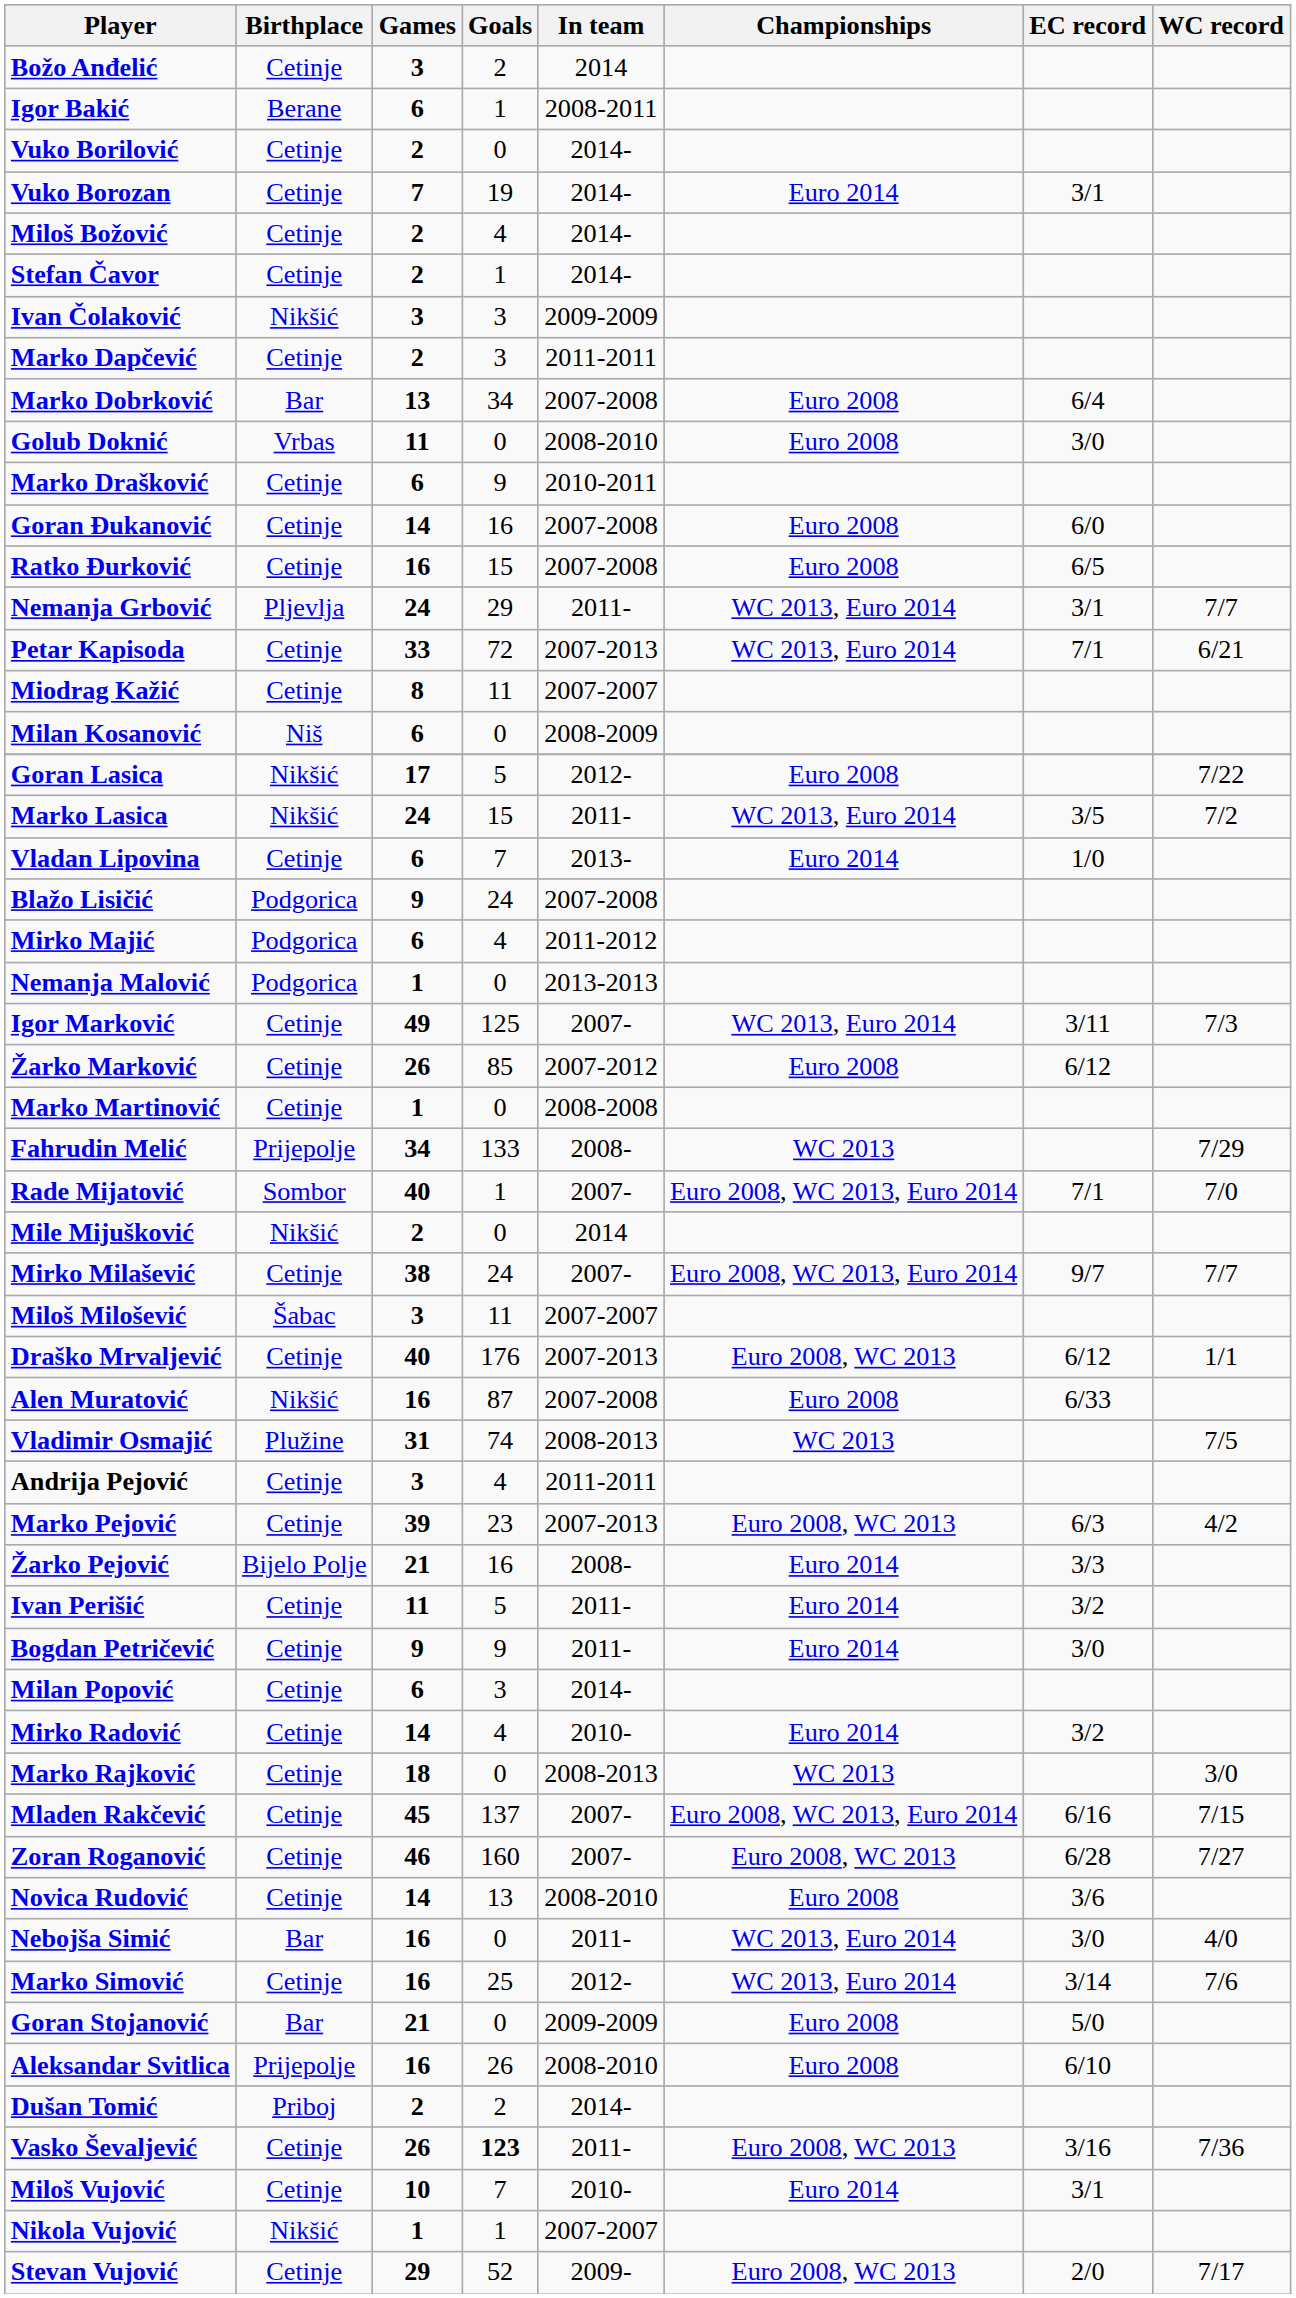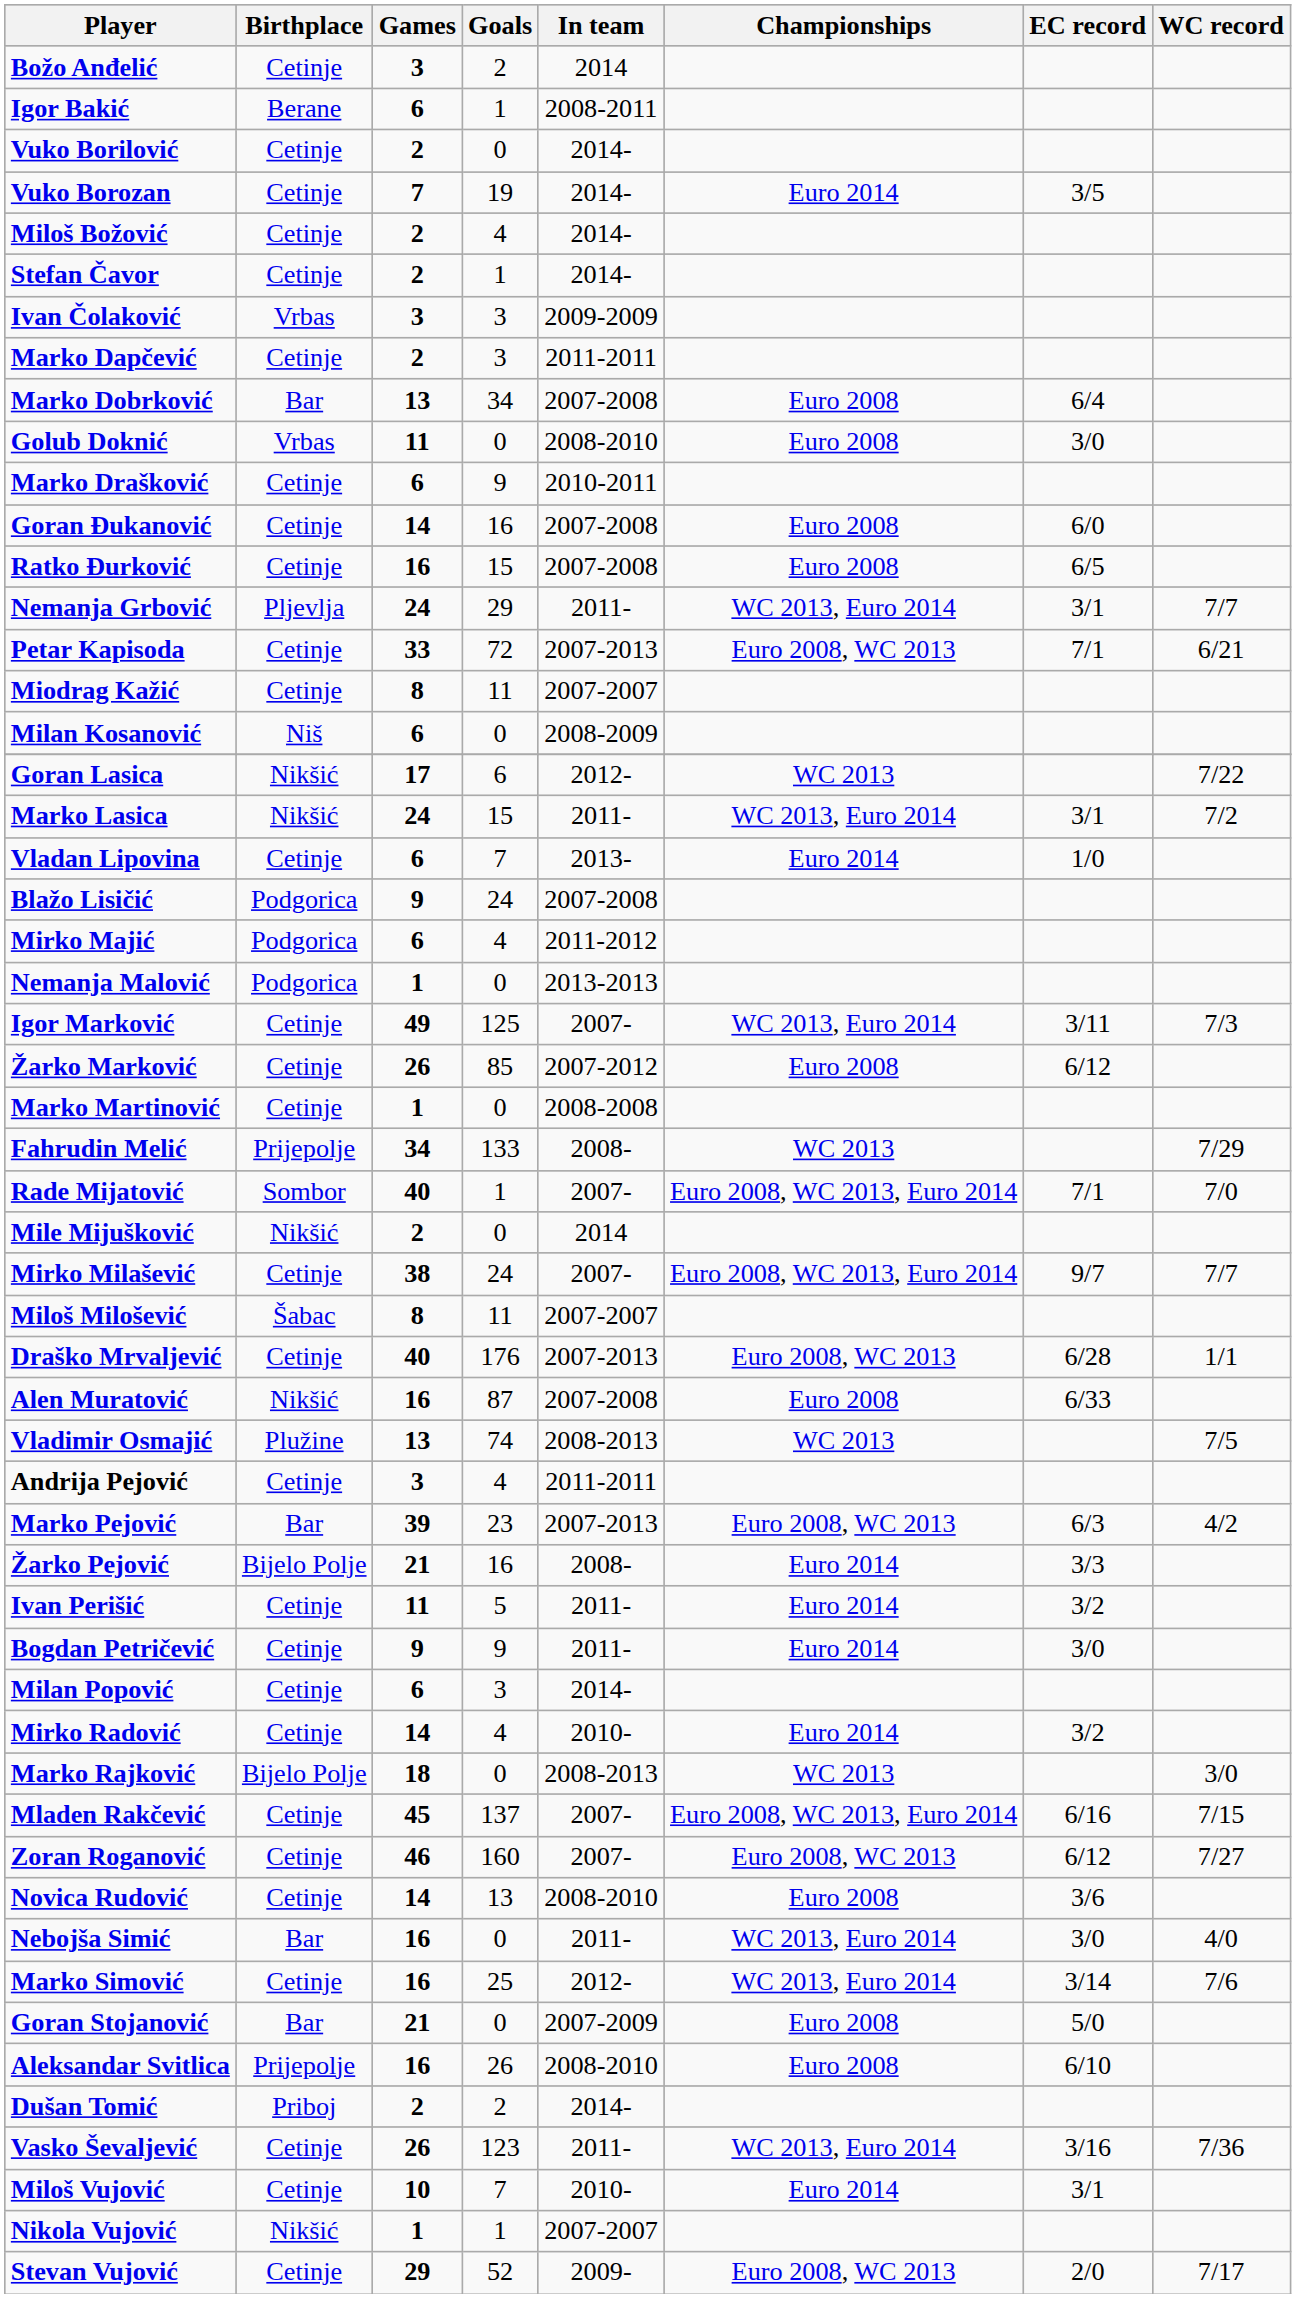(1088, 191) 3/1 -> (1088, 191) 3/5
(304, 316) Nikšić -> (304, 316) Vrbas
(844, 649) WC 2013, Euro 2014 -> (844, 649) Euro 2008, WC 2013
(500, 774) 5 -> (500, 774) 6
(844, 774) Euro 2008 -> (844, 774) WC 2013
(1088, 815) 3/5 -> (1088, 815) 3/1
(417, 1315) 3 -> (417, 1315) 8
(1088, 1356) 6/12 -> (1088, 1356) 6/28
(417, 1440) 31 -> (417, 1440) 13
(304, 1523) Cetinje -> (304, 1523) Bar
(304, 1773) Cetinje -> (304, 1773) Bijelo Polje
(1088, 1856) 6/28 -> (1088, 1856) 6/12
(601, 2022) 2009-2009 -> (601, 2022) 2007-2009
(500, 2147) bold -> (500, 2147) normal
(844, 2147) Euro 2008, WC 2013 -> (844, 2147) WC 2013, Euro 2014
